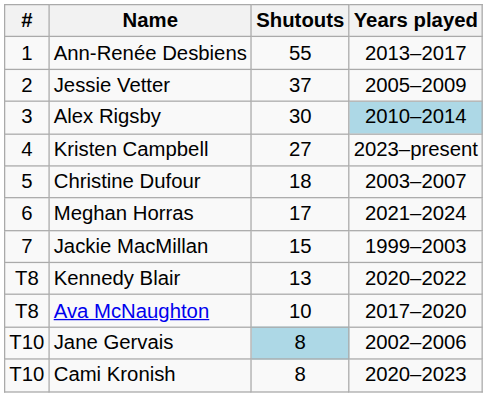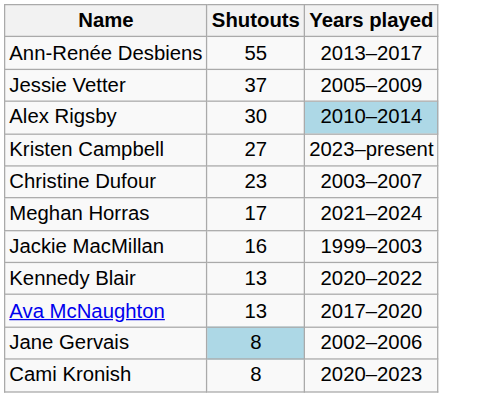- column: (27, 20)
(300, 181) 18 -> (256, 181) 23
(300, 246) 15 -> (256, 246) 16
(300, 310) 10 -> (256, 310) 13
